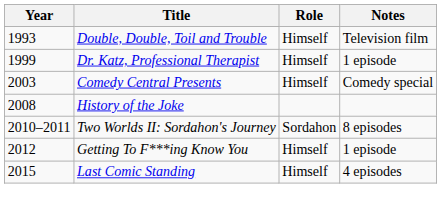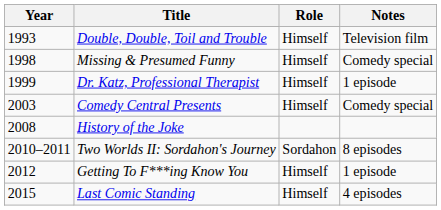+ row: (156, 60)
